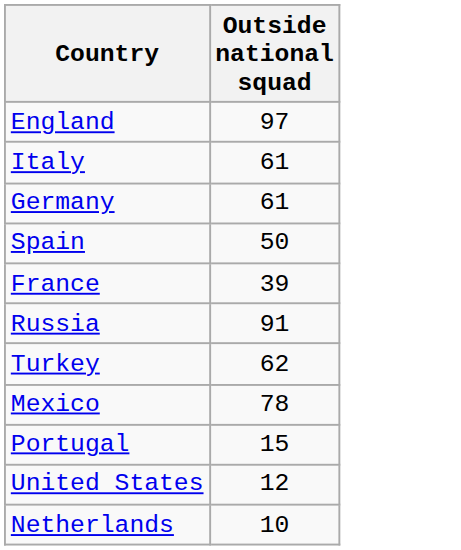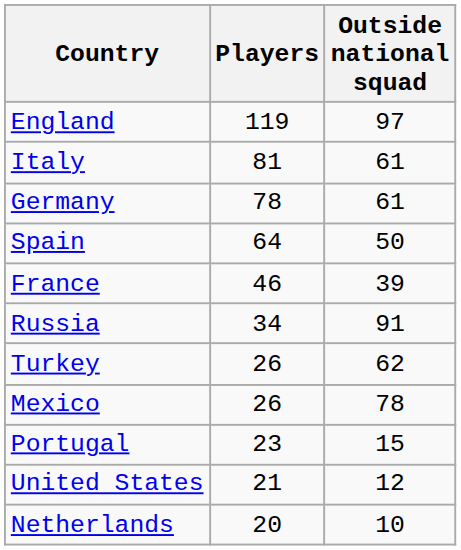+ column: (267, 54)
